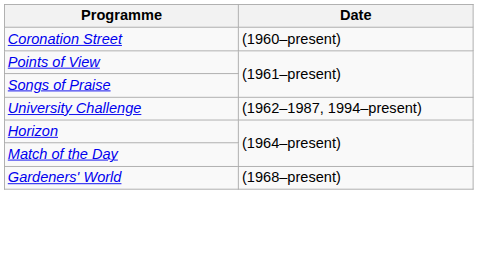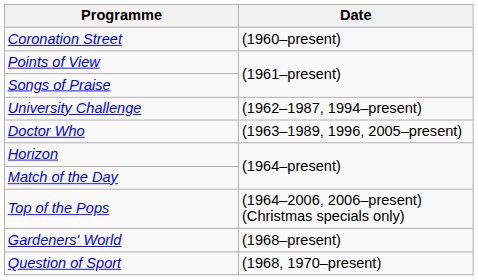+ row: (46, 131)
+ row: (59, 208)
+ row: (64, 263)
